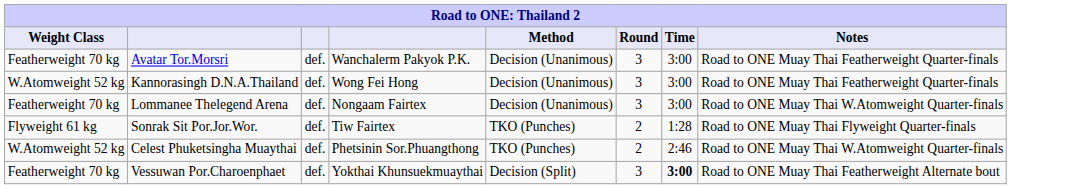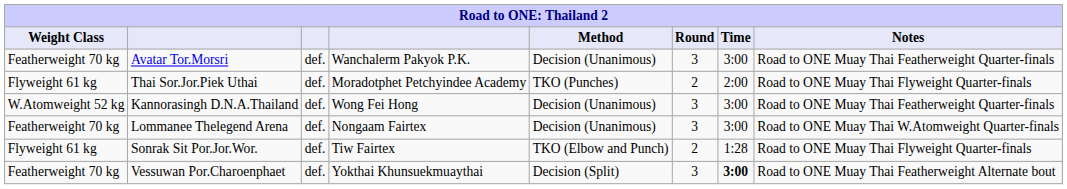+ row: (194, 82)
(532, 127) TKO (Punches) -> (601, 149) TKO (Elbow and Punch)
- row: (214, 149)
